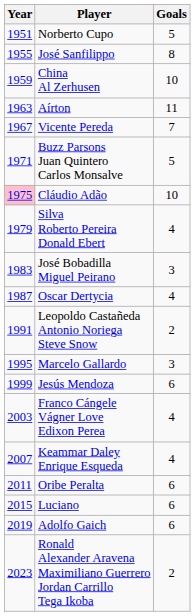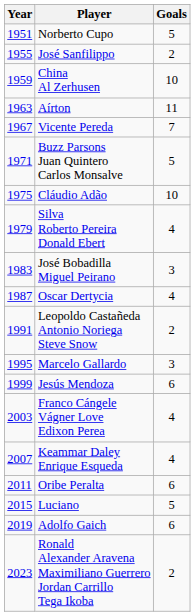(172, 53) 8 -> (172, 53) 2
(20, 195) pink background -> (20, 195) no background
(172, 505) 6 -> (172, 505) 5
